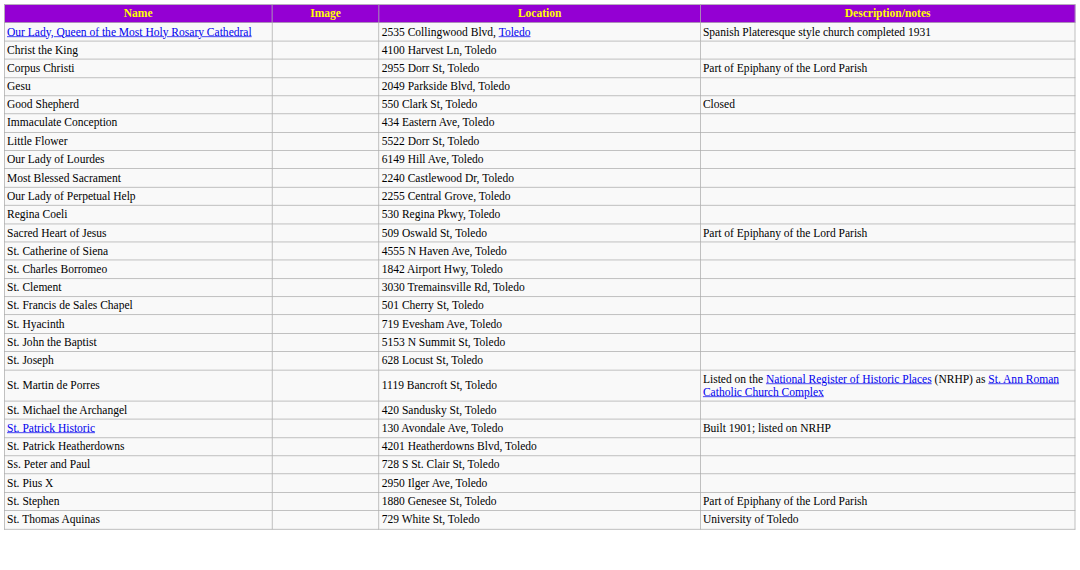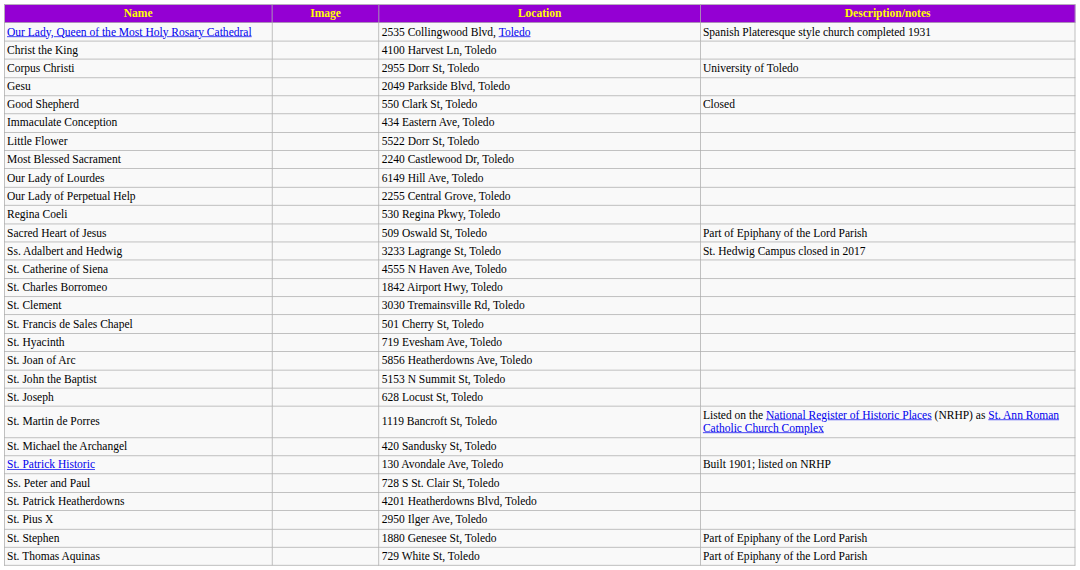(785, 68) Part of Epiphany of the Lord Parish -> (751, 68) University of Toledo
rows swapped: (64, 178) <-> (56, 159)
+ row: (65, 251)
+ row: (41, 360)
rows swapped: (66, 446) <-> (49, 465)
(751, 519) University of Toledo -> (785, 556) Part of Epiphany of the Lord Parish
